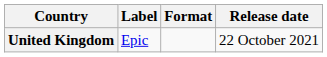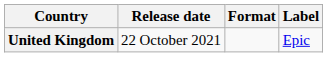columns swapped: (269, 16) <-> (139, 16)
